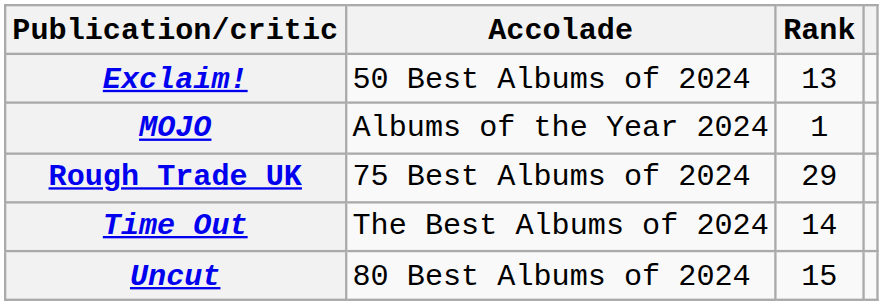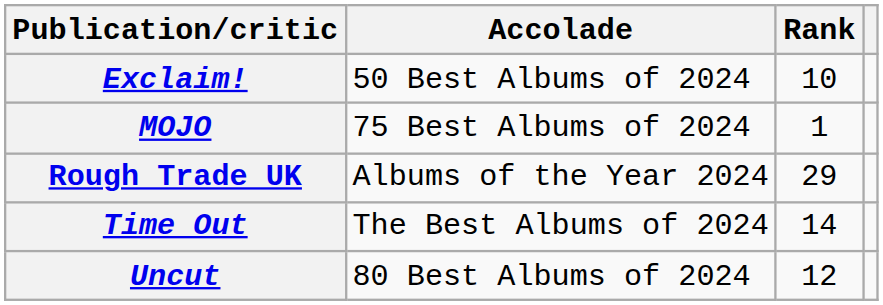(819, 79) 13 -> (819, 79) 10
(561, 128) Albums of the Year 2024 -> (552, 128) 75 Best Albums of 2024
(552, 177) 75 Best Albums of 2024 -> (561, 177) Albums of the Year 2024
(819, 276) 15 -> (819, 276) 12
